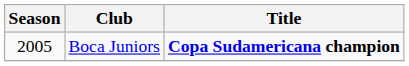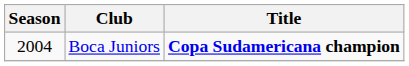(35, 46) 2005 -> (35, 46) 2004
